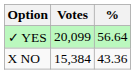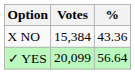rows swapped: (27, 37) <-> (24, 58)
